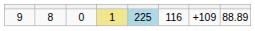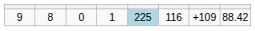(112, 17) khaki background -> (112, 17) no background
(235, 17) 88.89 -> (235, 17) 88.42
